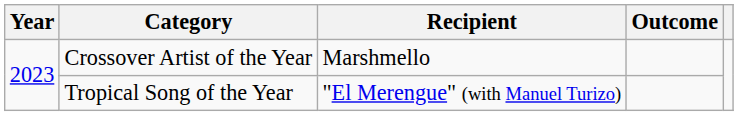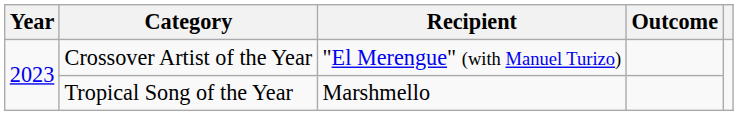(376, 57) Marshmello -> (472, 57) "El Merengue" (with Manuel Turizo)
(472, 92) "El Merengue" (with Manuel Turizo) -> (376, 92) Marshmello
